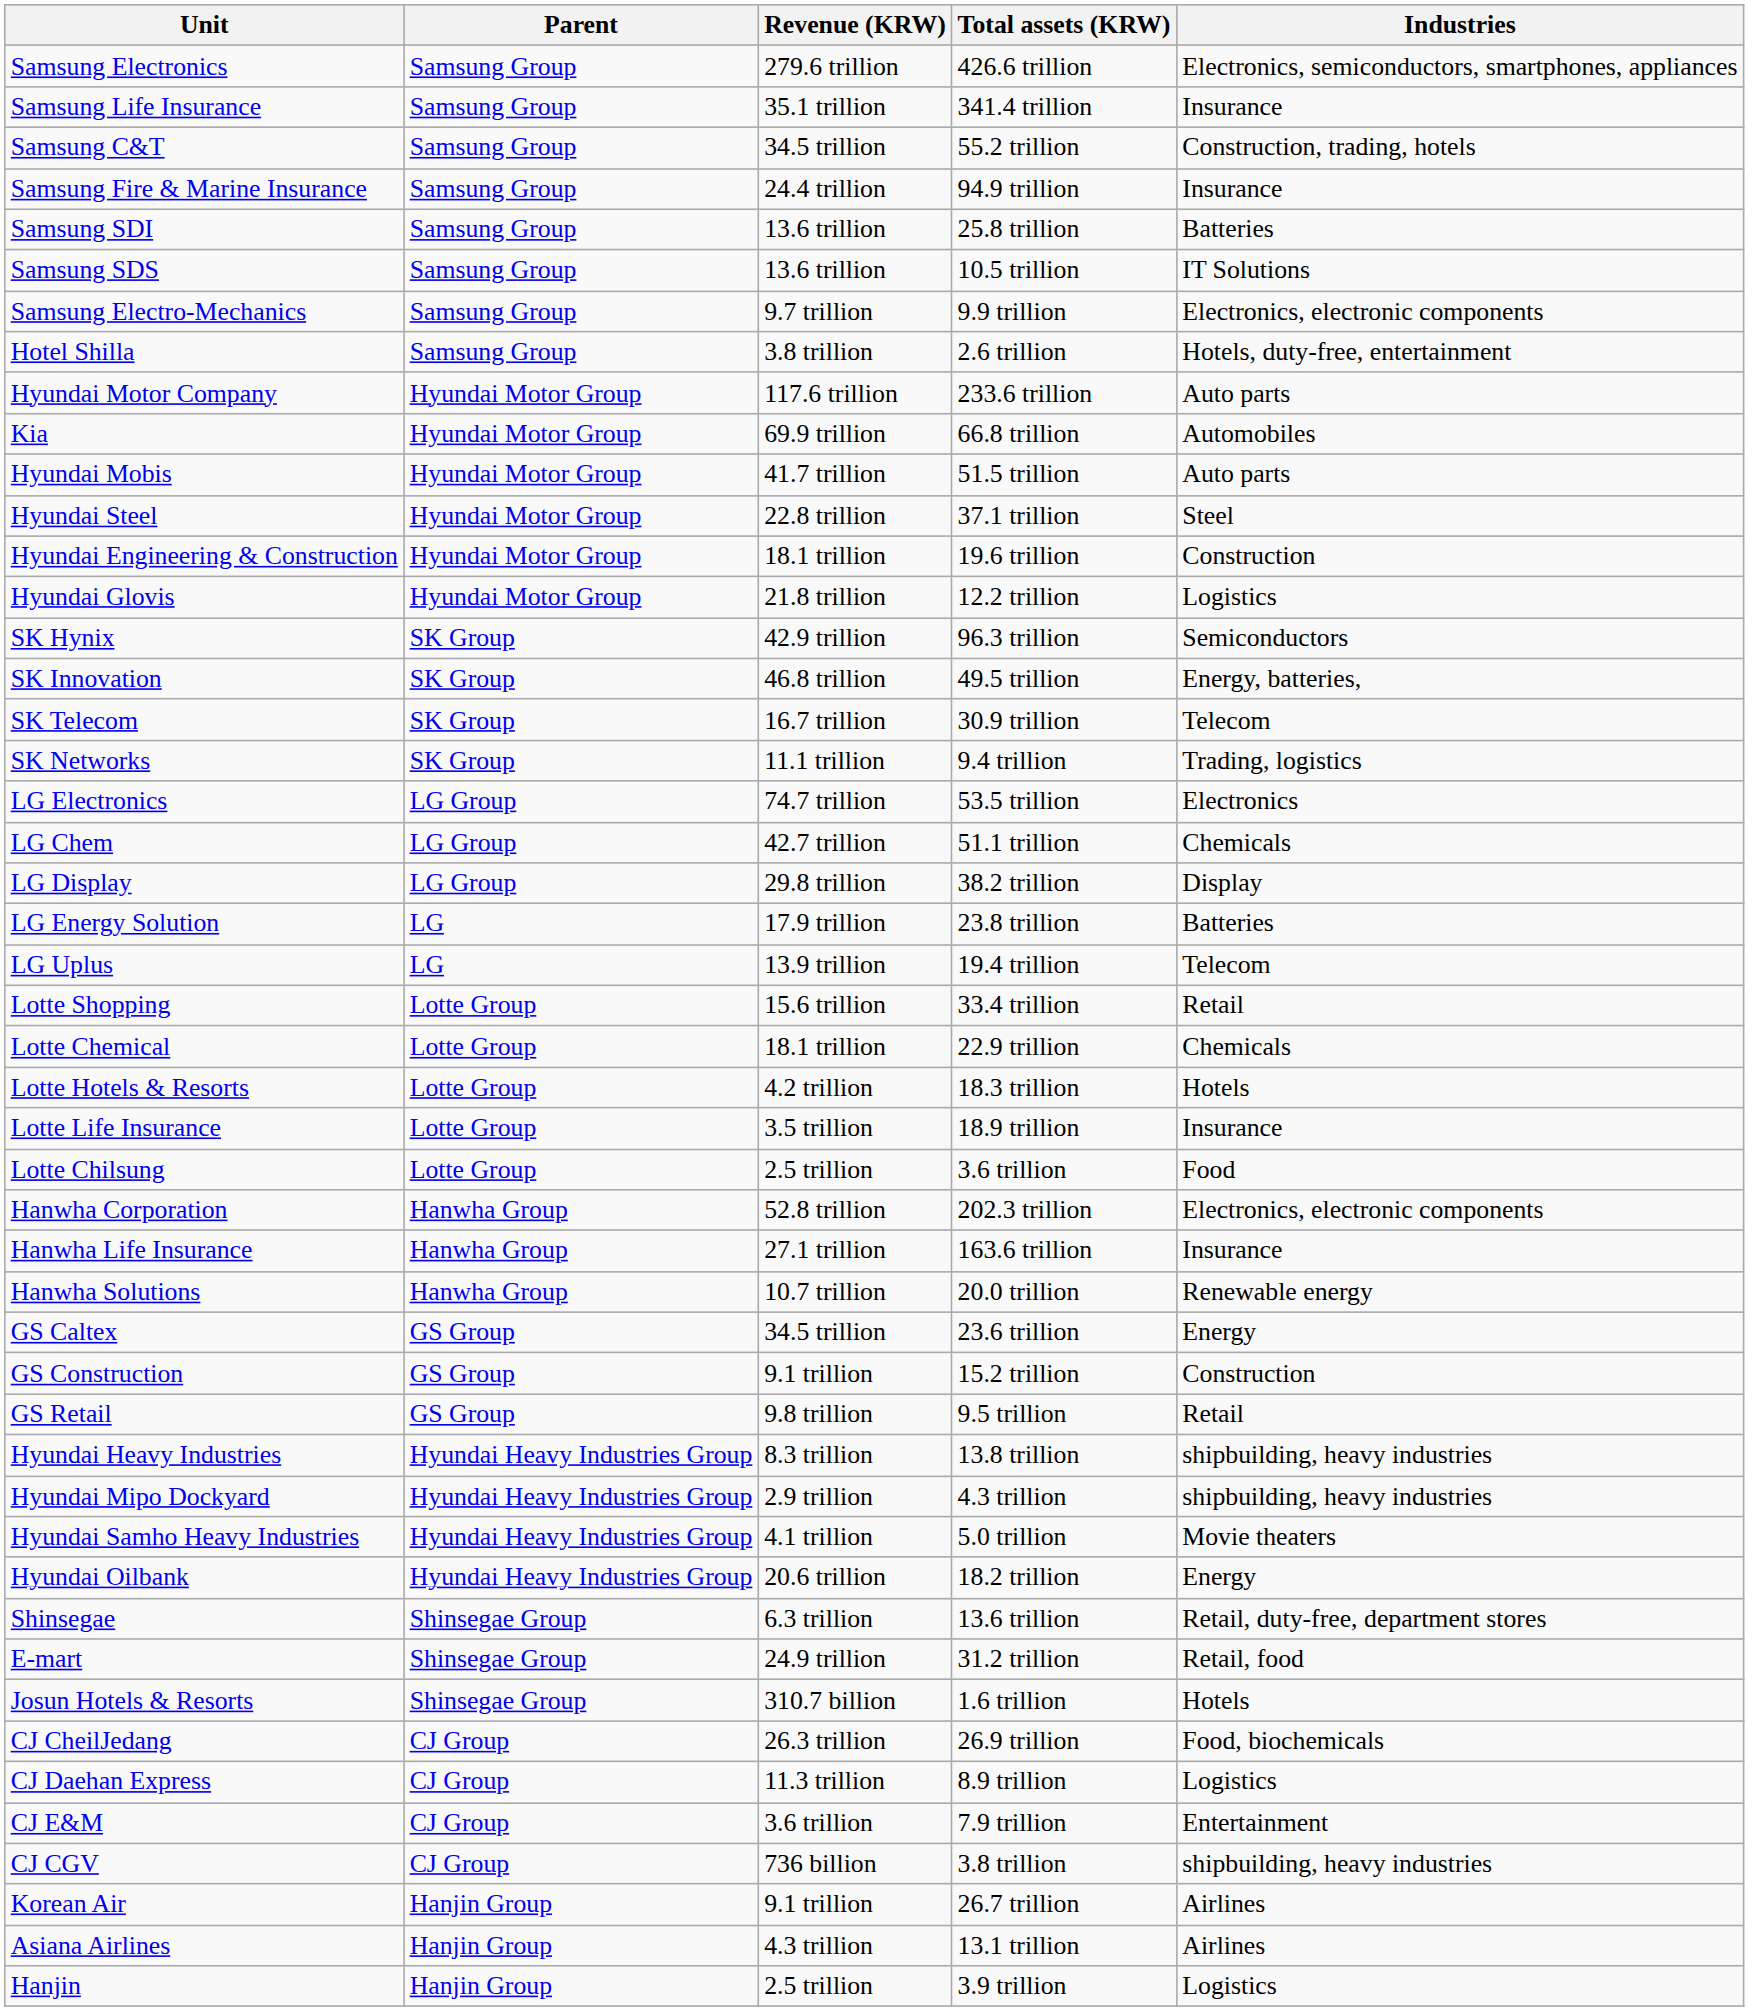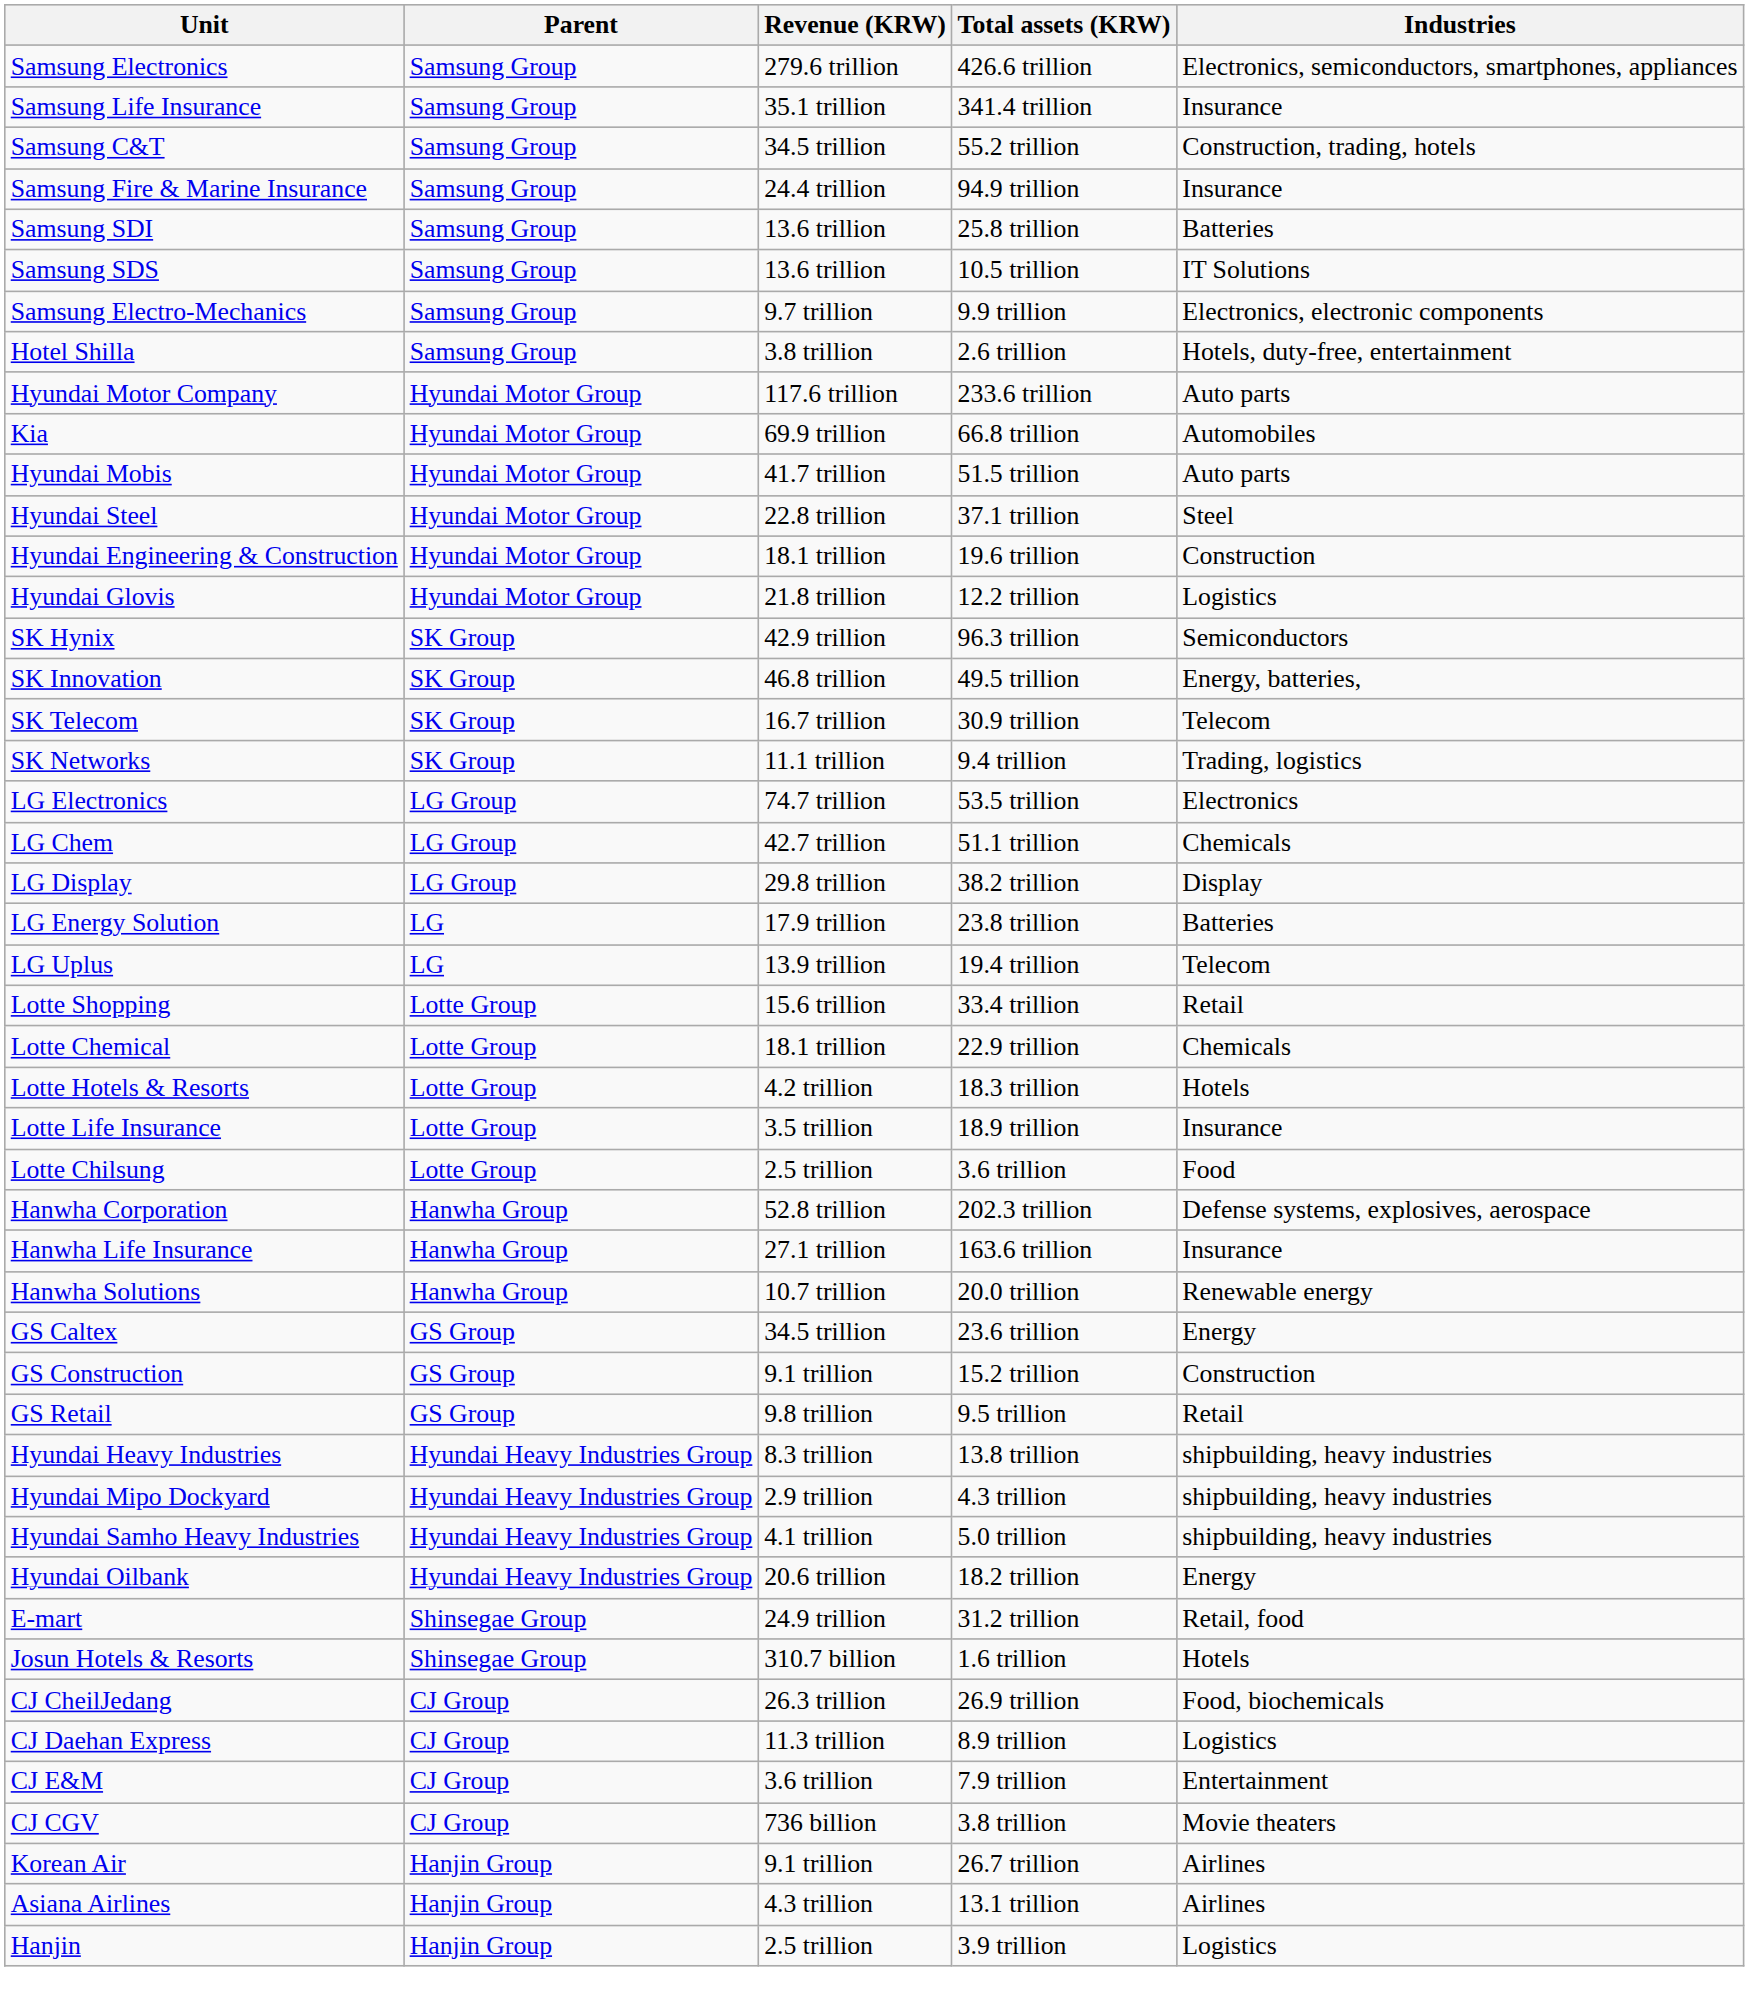(1363, 1209) Electronics, electronic components -> (1387, 1209) Defense systems, explosives, aerospace
(1259, 1536) Movie theaters -> (1337, 1536) shipbuilding, heavy industries
- row: (63, 1618)
(1337, 1863) shipbuilding, heavy industries -> (1259, 1822) Movie theaters
